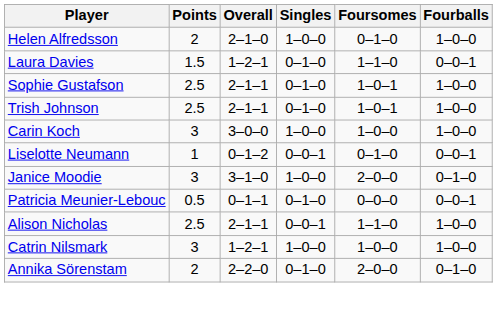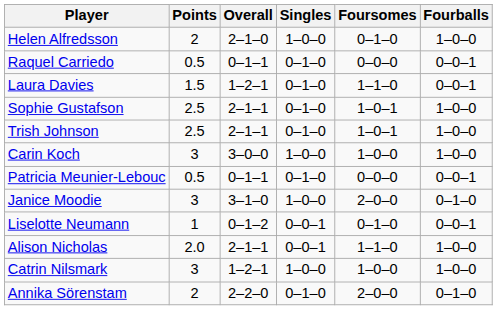+ row: (61, 62)
rows swapped: (87, 200) <-> (69, 154)
(195, 223) 2.5 -> (195, 246) 2.0
